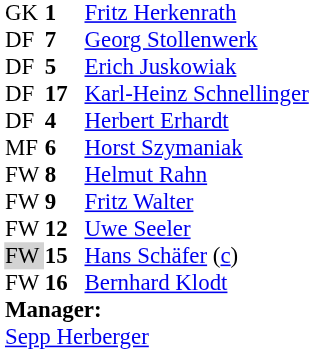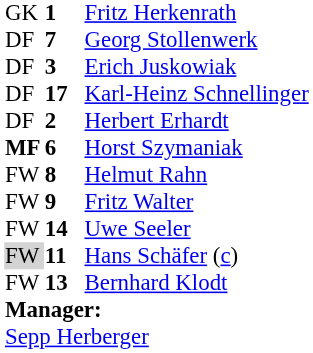(50, 66) 5 -> (50, 66) 3
(50, 120) 4 -> (50, 120) 2
(22, 147) normal -> (23, 147) bold
(56, 228) 12 -> (56, 228) 14
(56, 255) 15 -> (56, 255) 11
(56, 282) 16 -> (56, 282) 13
